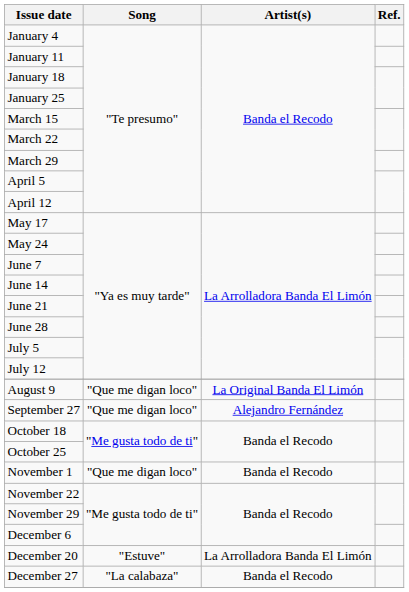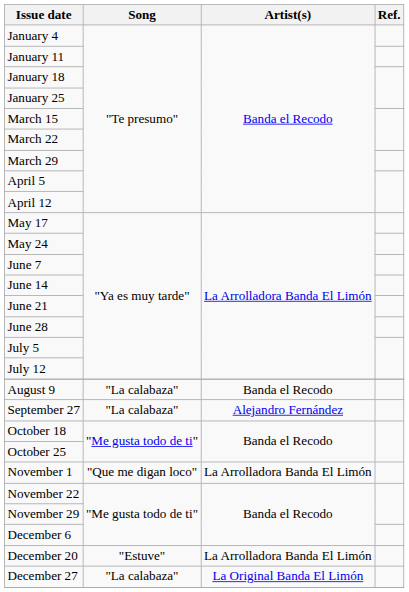(142, 389) "Que me digan loco" -> (142, 389) "La calabaza"
(288, 389) La Original Banda El Limón -> (288, 389) Banda el Recodo
(142, 410) "Que me digan loco" -> (142, 410) "La calabaza"
(288, 472) Banda el Recodo -> (288, 472) La Arrolladora Banda El Limón
(288, 576) Banda el Recodo -> (288, 576) La Original Banda El Limón
